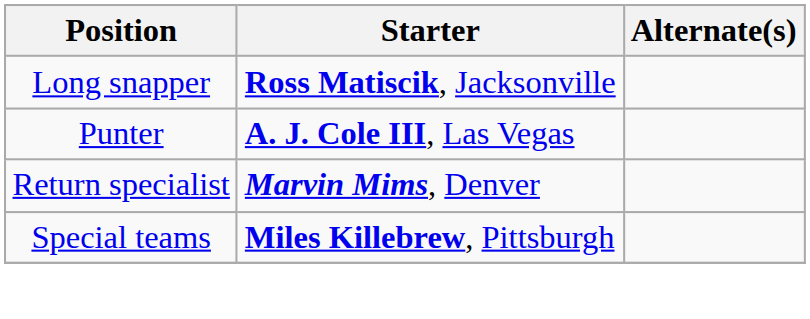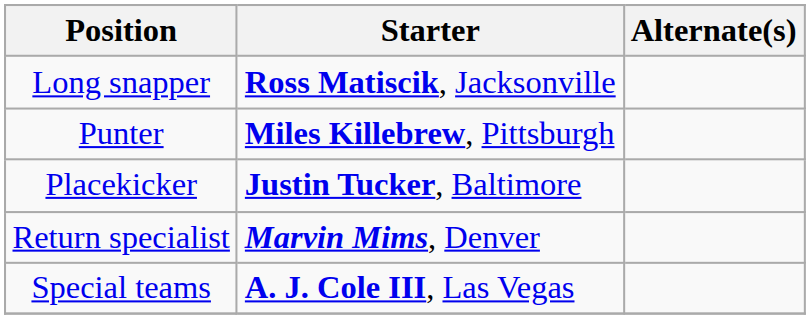(410, 133) A. J. Cole III, Las Vegas -> (430, 133) Miles Killebrew, Pittsburgh
+ row: (121, 184)
(430, 236) Miles Killebrew, Pittsburgh -> (410, 287) A. J. Cole III, Las Vegas
